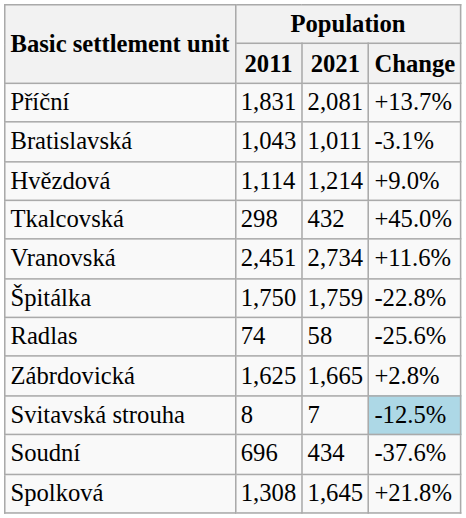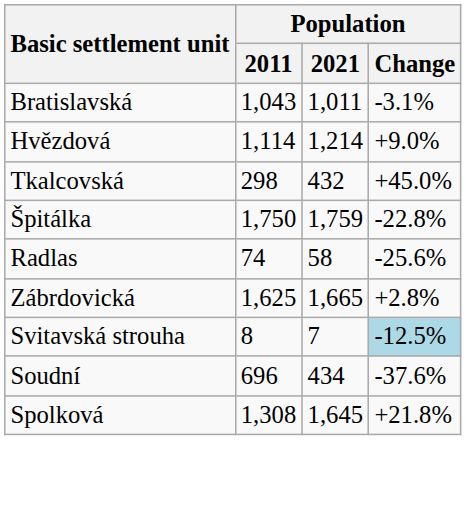- row: (40, 102)
- row: (63, 258)
